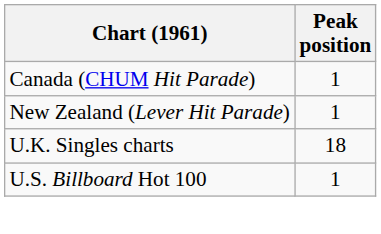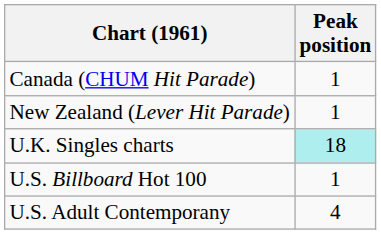(335, 145) no background -> (335, 145) paleturquoise background
+ row: (120, 212)
